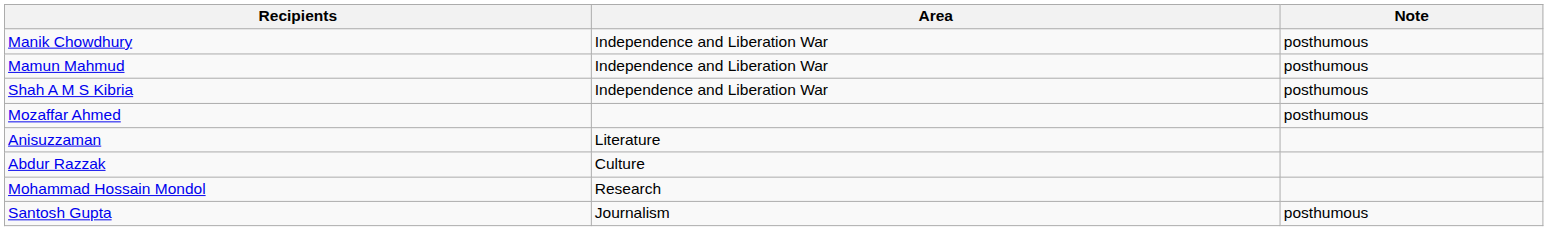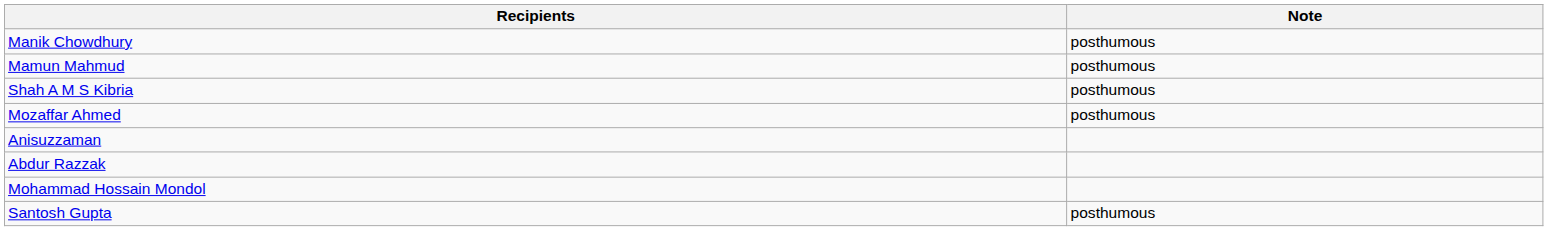- column: (936, 16)
